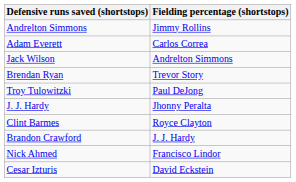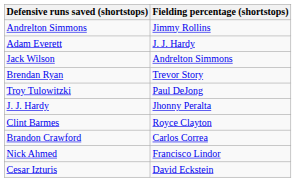(180, 43) Carlos Correa -> (174, 43) J. J. Hardy
(174, 138) J. J. Hardy -> (180, 138) Carlos Correa
